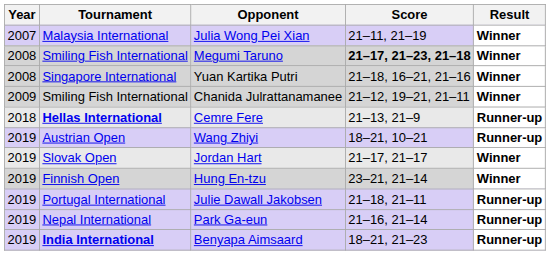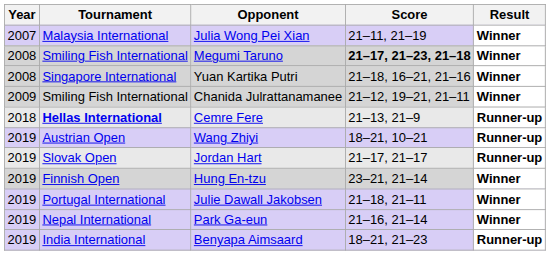(499, 158) Winner -> (510, 158) Runner-up
(510, 199) Runner-up -> (499, 199) Winner
(510, 220) Runner-up -> (499, 220) Winner
(98, 240) bold -> (94, 240) normal
